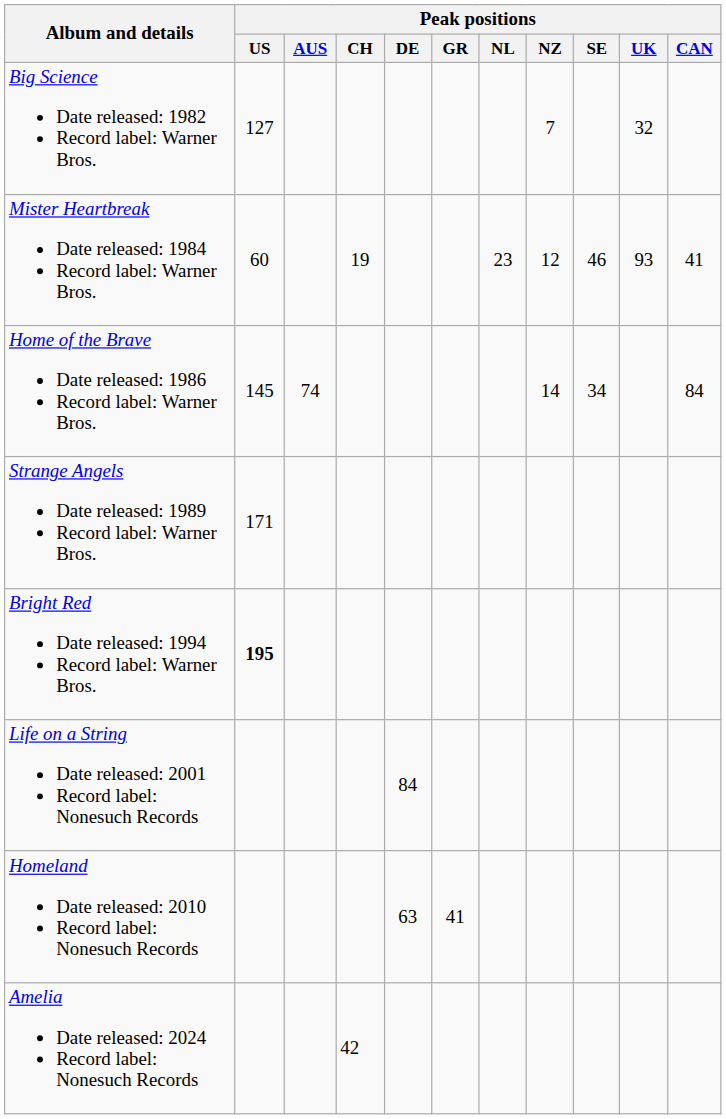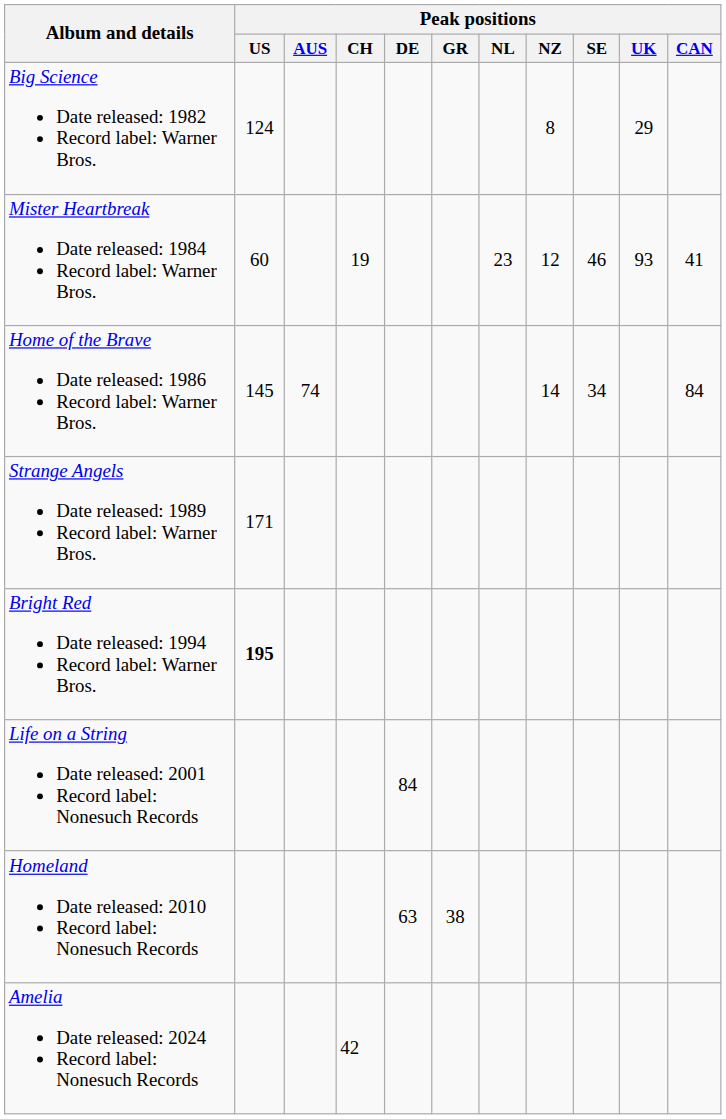(260, 128) 127 -> (260, 128) 124
(550, 128) 7 -> (550, 128) 8
(644, 128) 32 -> (644, 128) 29
(455, 916) 41 -> (455, 916) 38
